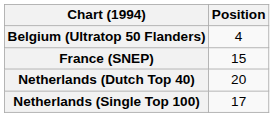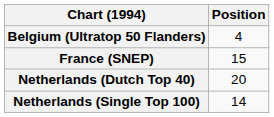(239, 101) 17 -> (239, 101) 14
